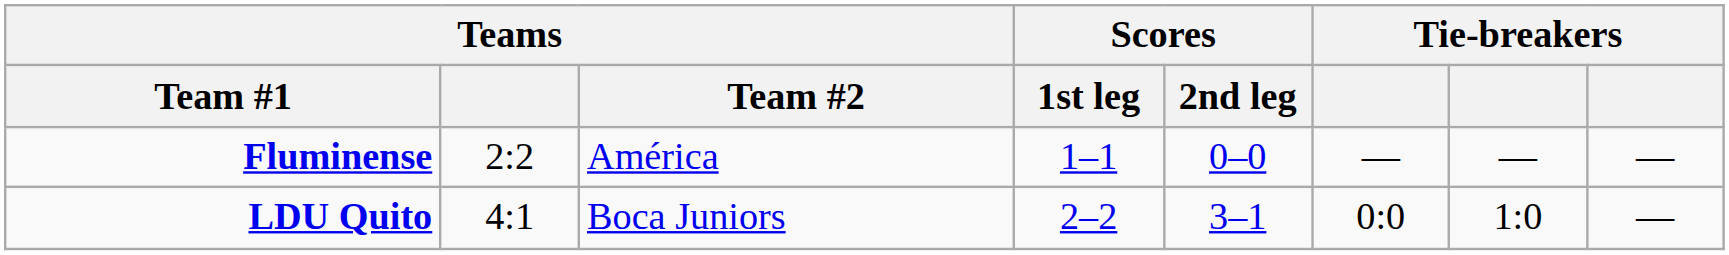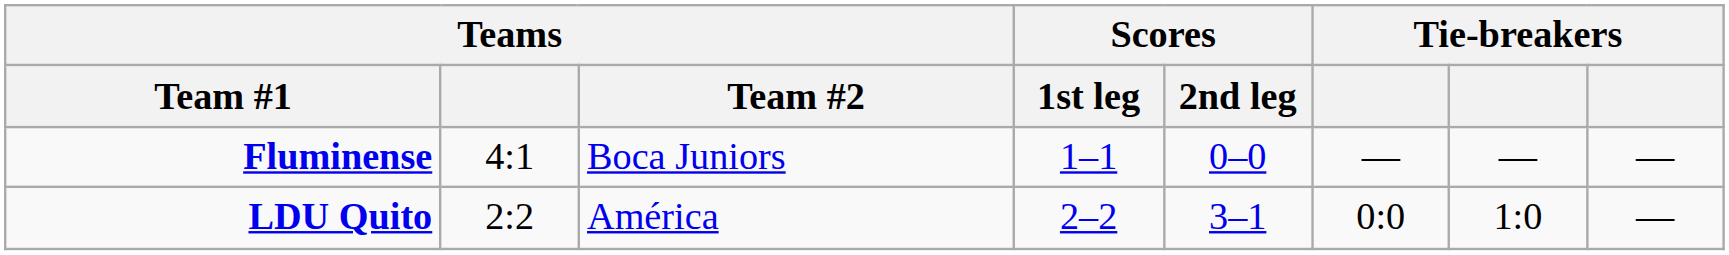(510, 156) 2:2 -> (510, 156) 4:1
(653, 156) América -> (686, 156) Boca Juniors
(510, 216) 4:1 -> (510, 216) 2:2
(686, 216) Boca Juniors -> (653, 216) América
